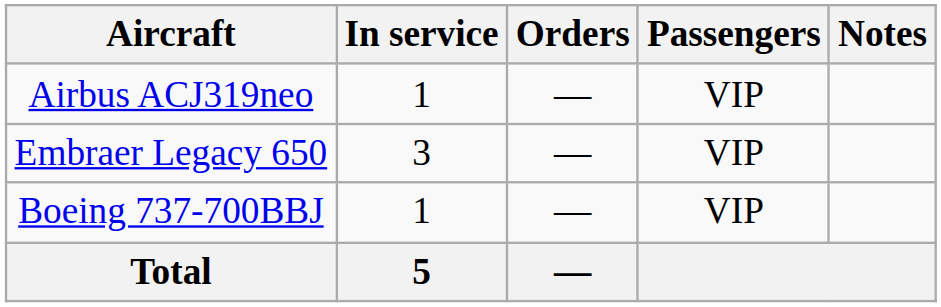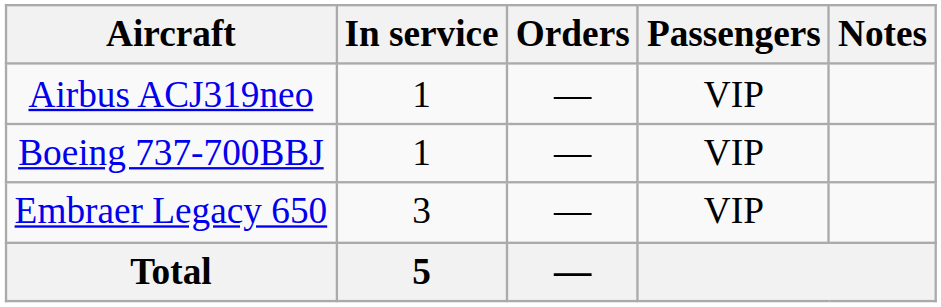rows swapped: (171, 211) <-> (171, 152)
